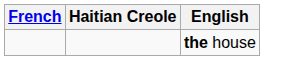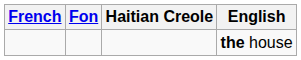+ column: (84, 17)
